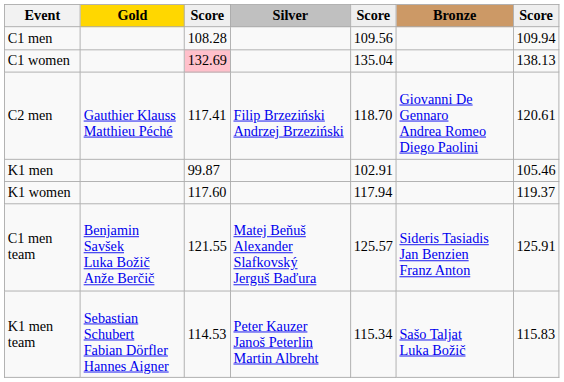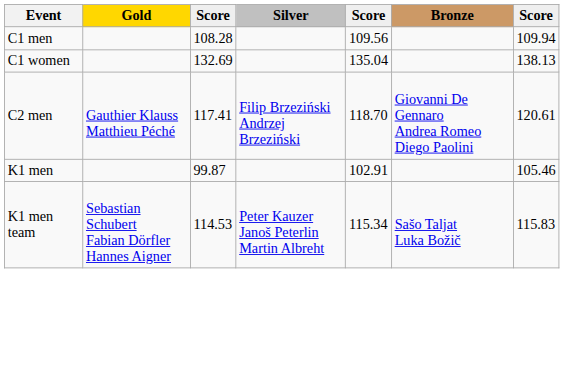(207, 60) pink background -> (213, 60) no background
- row: (39, 192)
- row: (30, 247)
